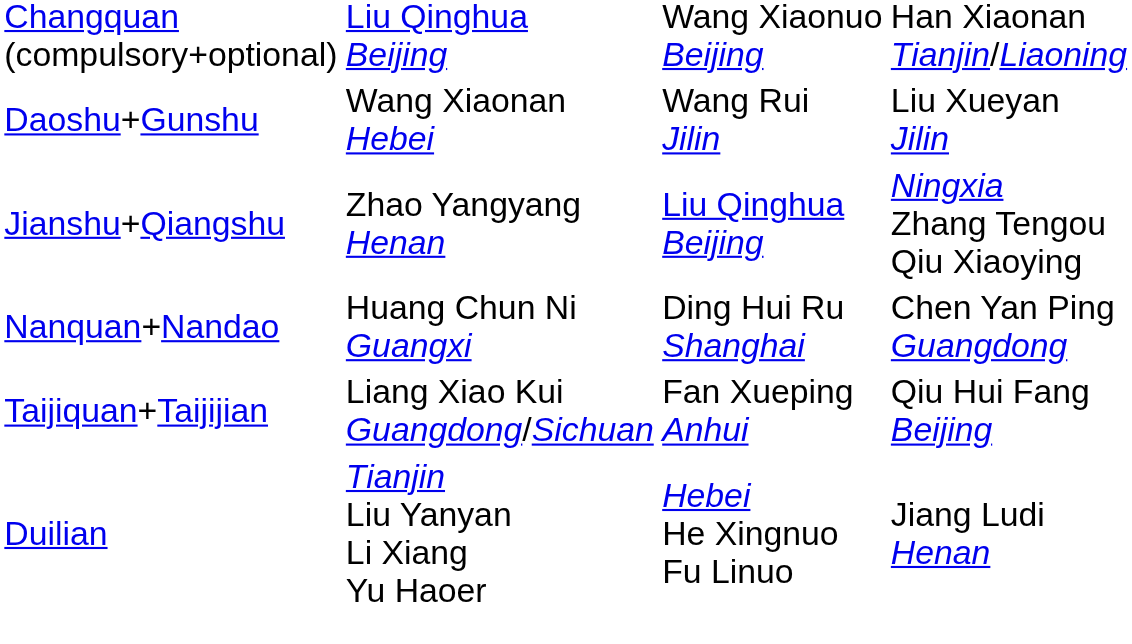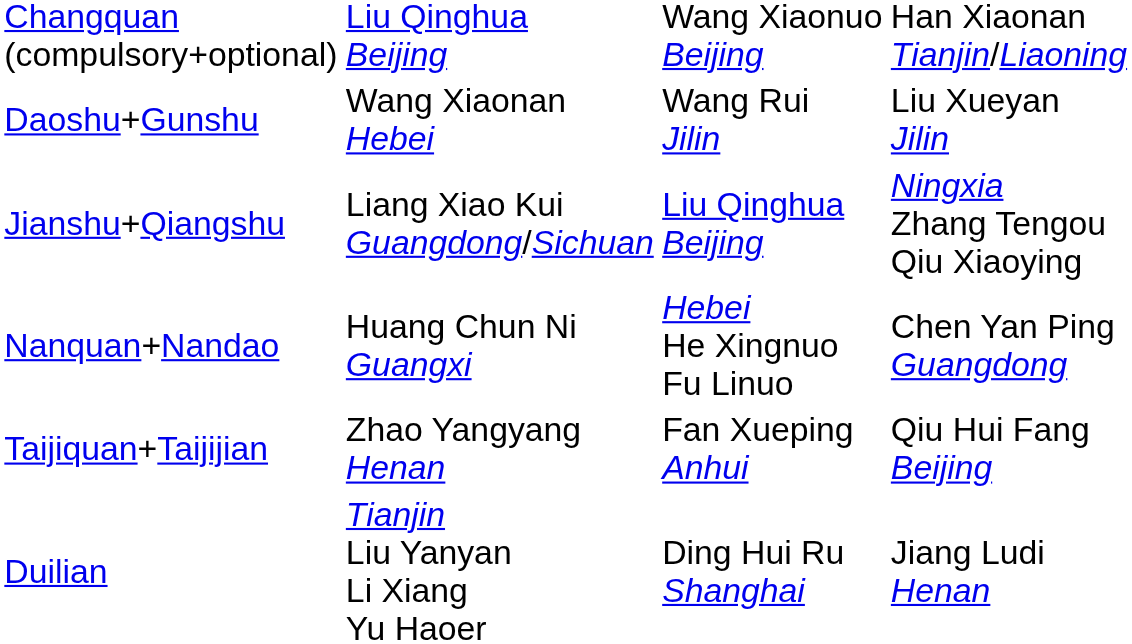(463, 223) Zhao Yangyang Henan -> (500, 223) Liang Xiao Kui Guangdong/Sichuan
(753, 326) Ding Hui Ru Shanghai -> (750, 345) Hebei He Xingnuo Fu Linuo
(500, 411) Liang Xiao Kui Guangdong/Sichuan -> (463, 449) Zhao Yangyang Henan
(750, 533) Hebei He Xingnuo Fu Linuo -> (753, 571) Ding Hui Ru Shanghai
